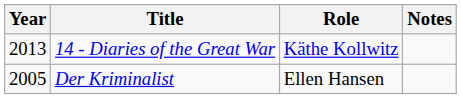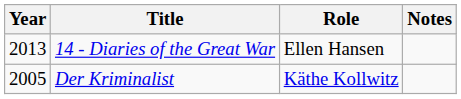(341, 49) Käthe Kollwitz -> (334, 49) Ellen Hansen
(334, 78) Ellen Hansen -> (341, 78) Käthe Kollwitz
